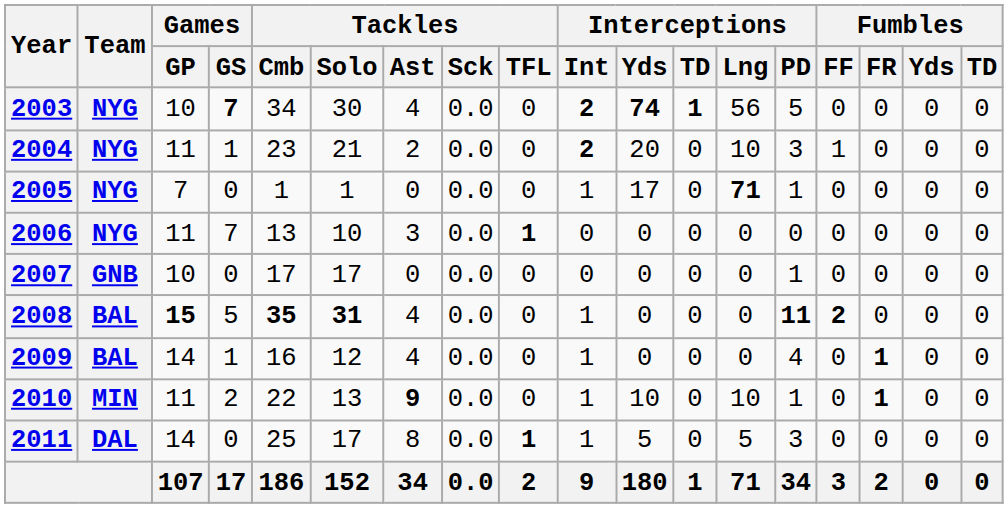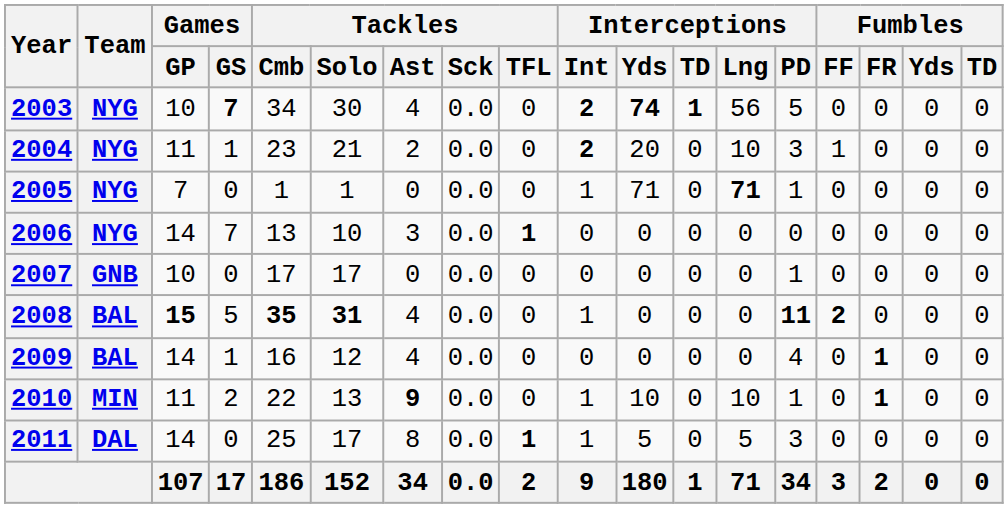(645, 192) 17 -> (645, 192) 71
(181, 233) 11 -> (181, 233) 14
(587, 358) 1 -> (587, 358) 0
